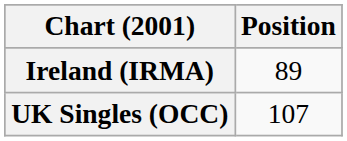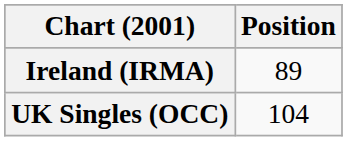(288, 113) 107 -> (288, 113) 104
